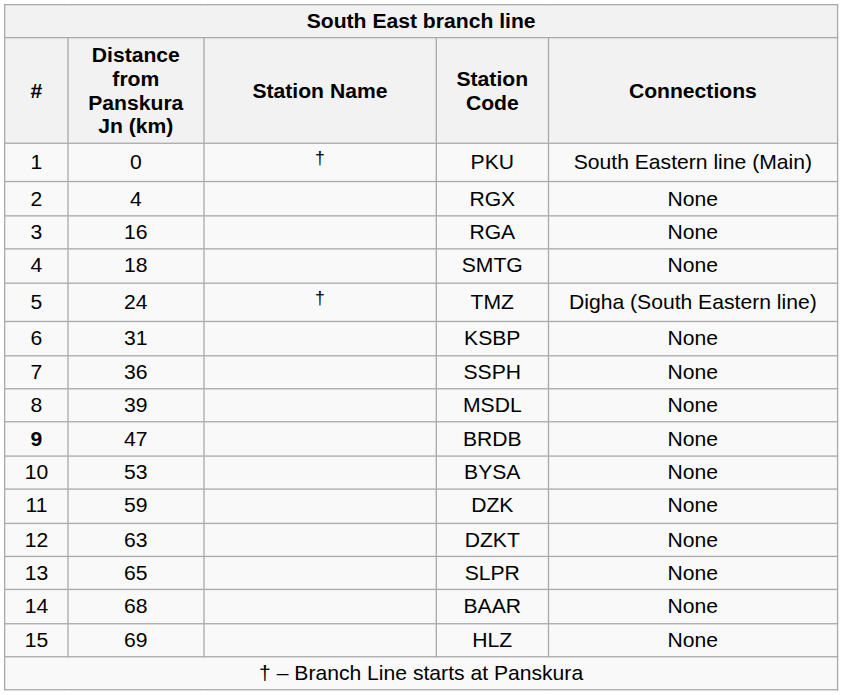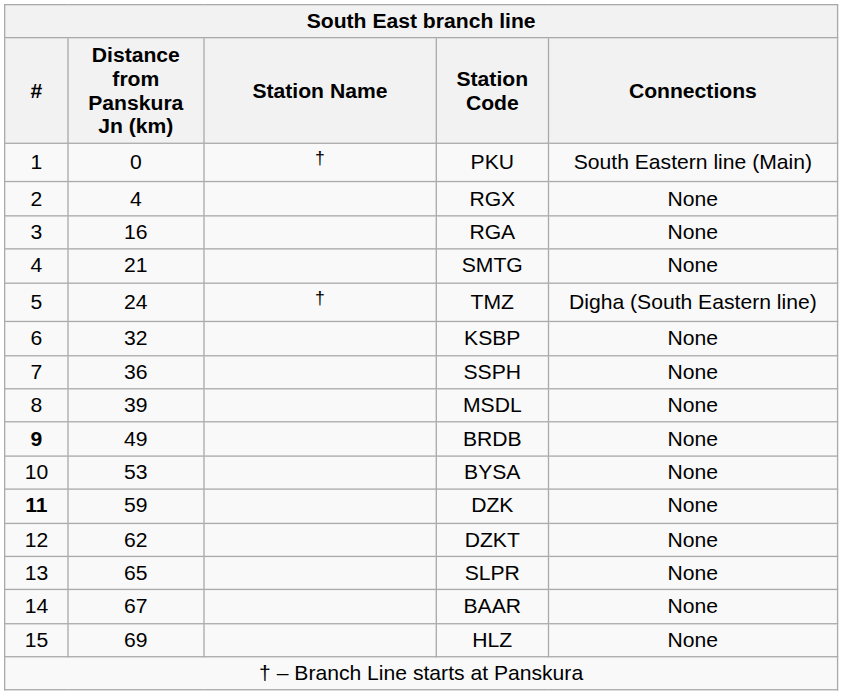(136, 265) 18 -> (136, 265) 21
(136, 338) 31 -> (136, 338) 32
(136, 438) 47 -> (136, 438) 49
(36, 505) normal -> (36, 505) bold
(136, 539) 63 -> (136, 539) 62
(136, 606) 68 -> (136, 606) 67
